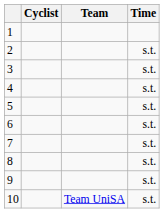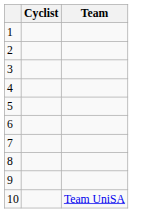- column: (143, 13)
